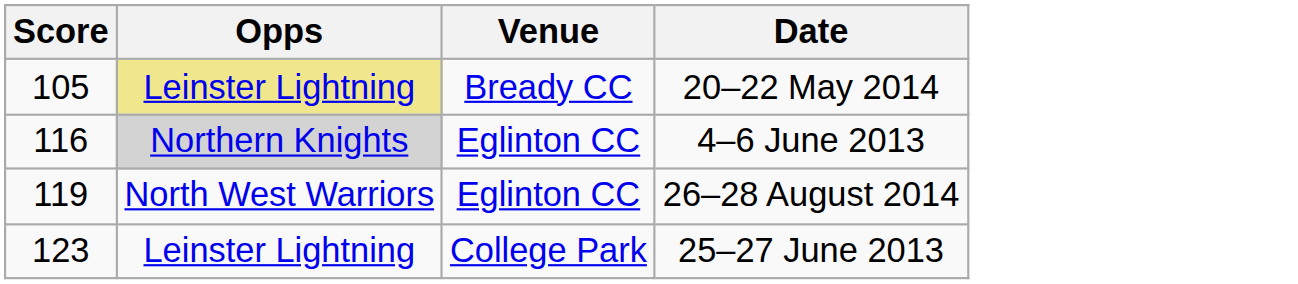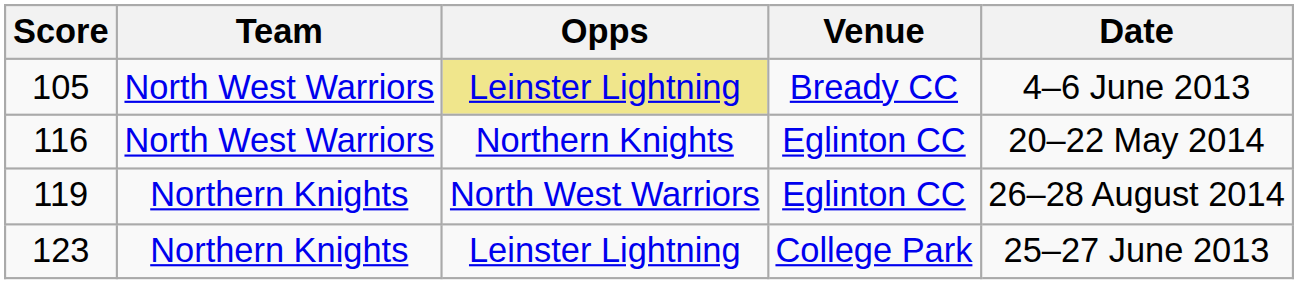+ column: (279, 31)
(811, 86) 20–22 May 2014 -> (1137, 86) 4–6 June 2013
(279, 140) lightgrey background -> (605, 140) no background
(811, 140) 4–6 June 2013 -> (1136, 140) 20–22 May 2014
